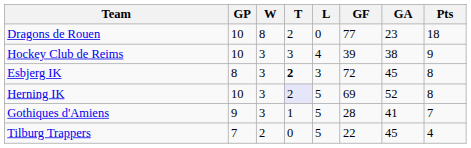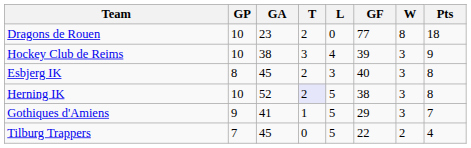columns swapped: (270, 14) <-> (403, 14)
(290, 73) bold -> (304, 73) normal
(349, 73) 72 -> (363, 73) 40
(349, 93) 69 -> (363, 93) 38
(349, 113) 28 -> (363, 113) 29
